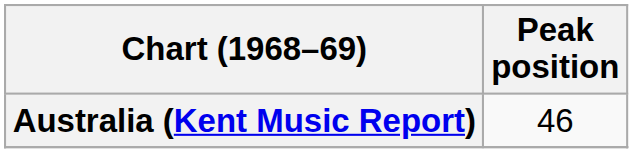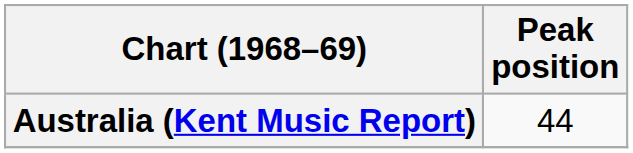(555, 119) 46 -> (555, 119) 44
